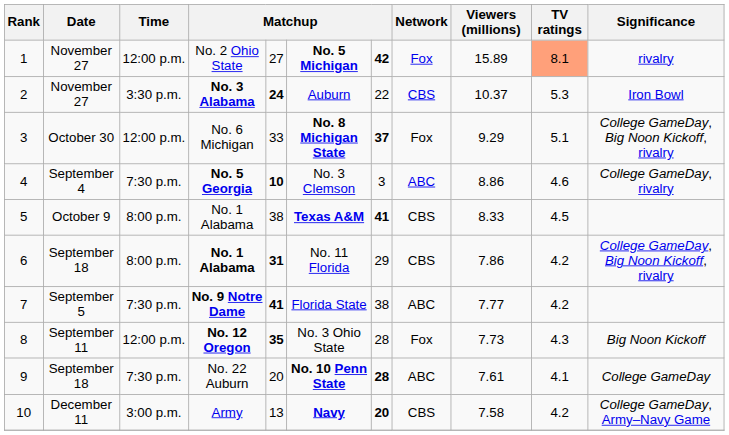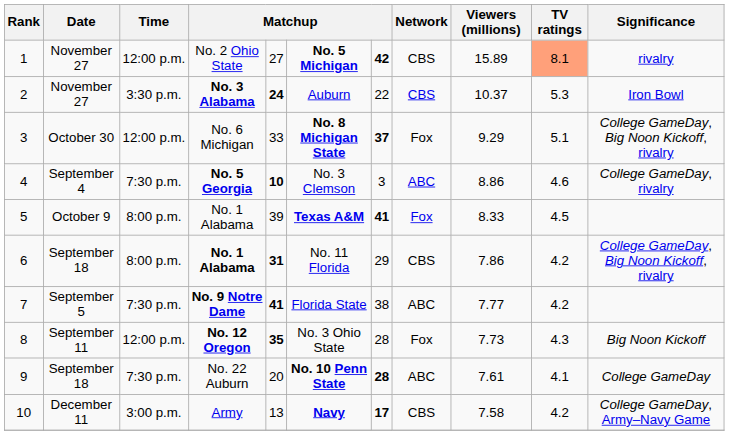(422, 58) Fox -> (422, 58) CBS
(276, 217) 38 -> (276, 217) 39
(422, 217) CBS -> (422, 217) Fox
(382, 412) 20 -> (382, 412) 17
